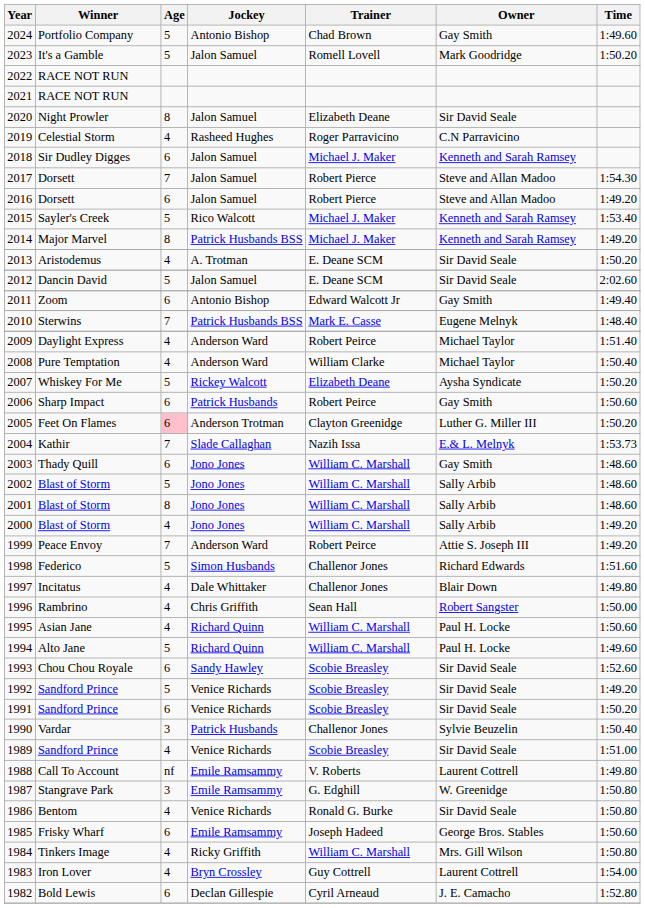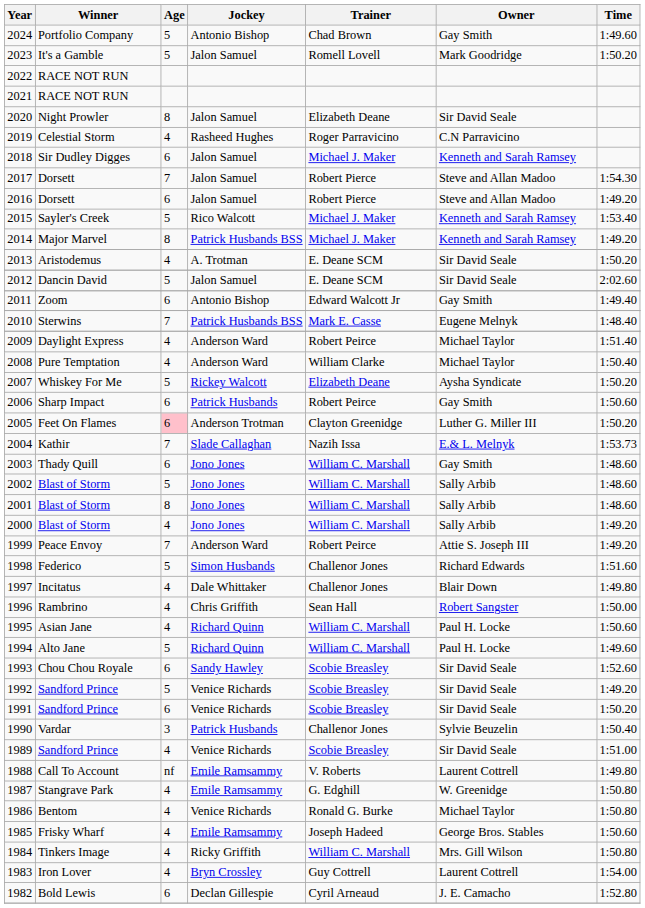(167, 791) 3 -> (167, 791) 4
(478, 811) Sir David Seale -> (477, 811) Michael Taylor
(167, 832) 6 -> (167, 832) 4
